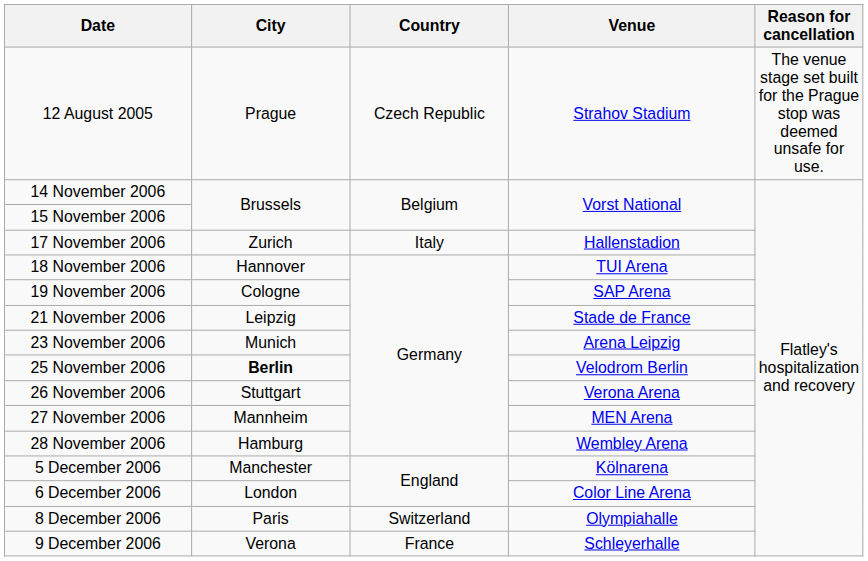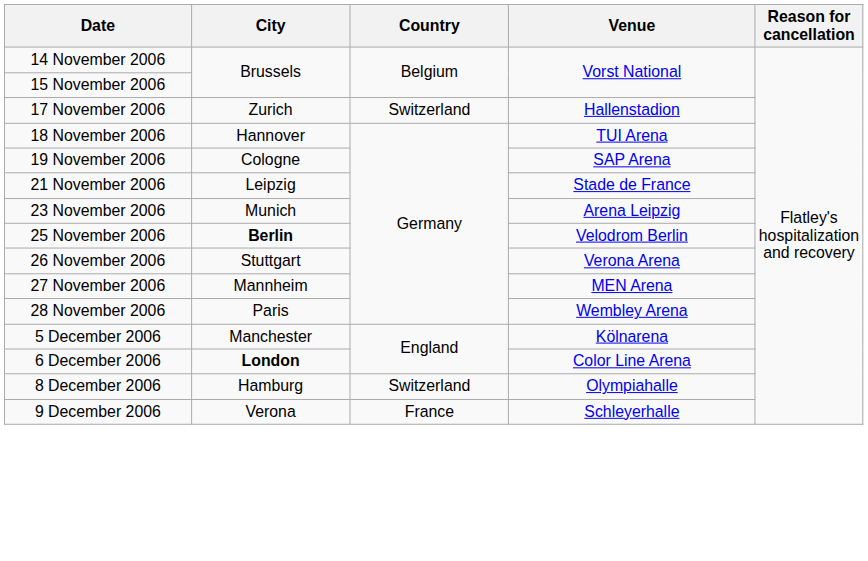- row: (98, 113)
(429, 242) Italy -> (429, 110) Switzerland
(271, 443) Hamburg -> (271, 311) Paris
(271, 493) normal -> (271, 361) bold
(271, 518) Paris -> (271, 386) Hamburg
